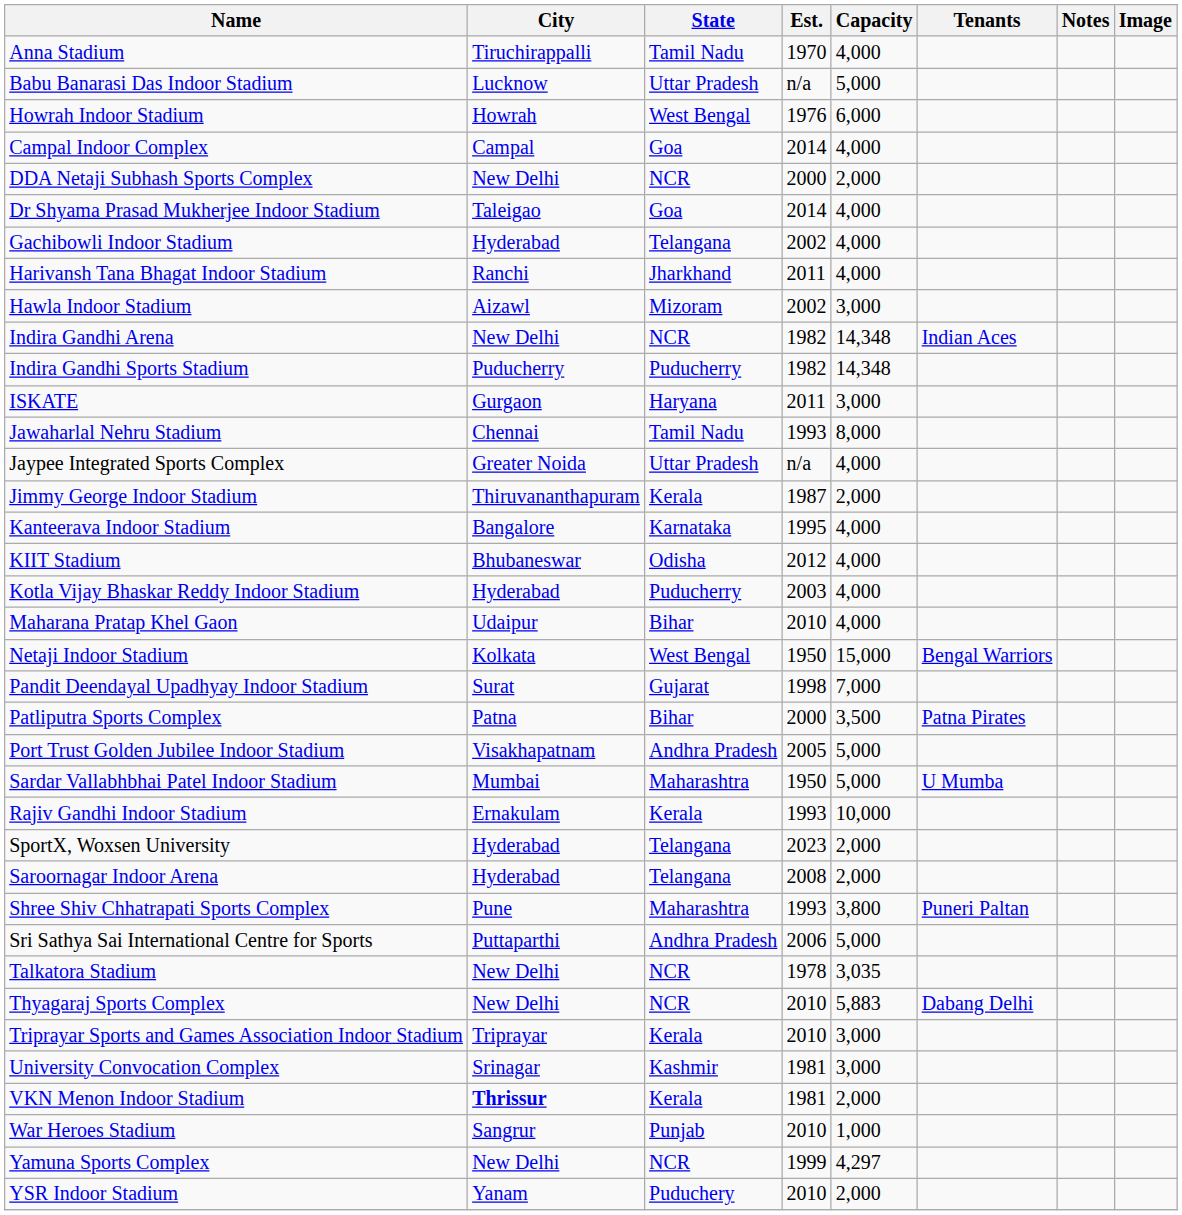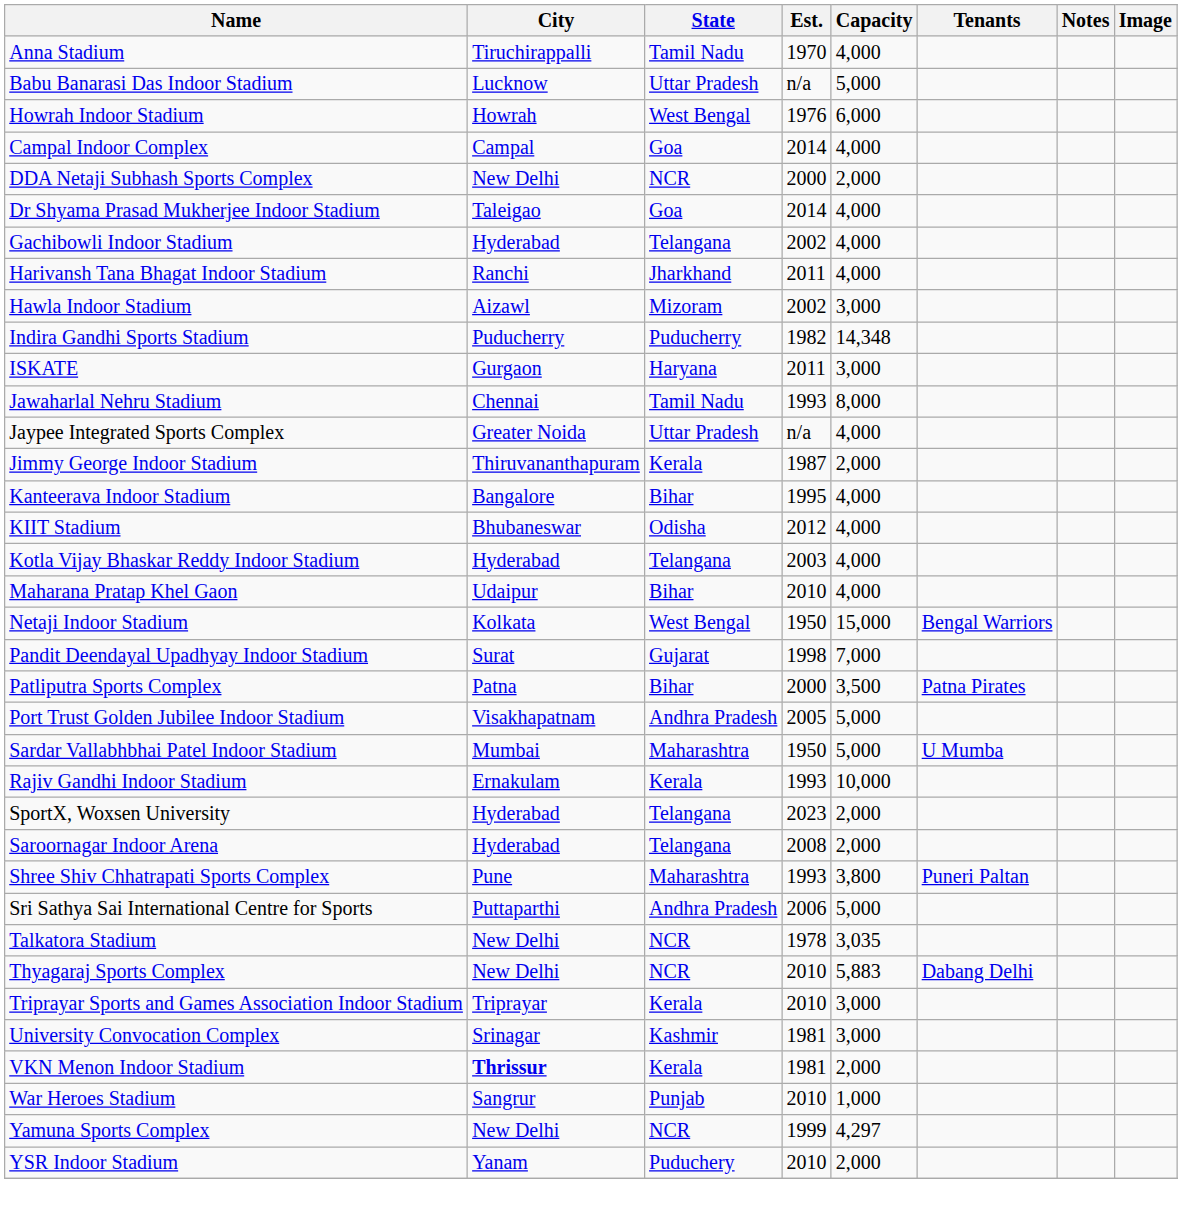- row: (91, 337)
(690, 527) Karnataka -> (671, 496) Bihar
(695, 591) Puducherry -> (690, 559) Telangana
